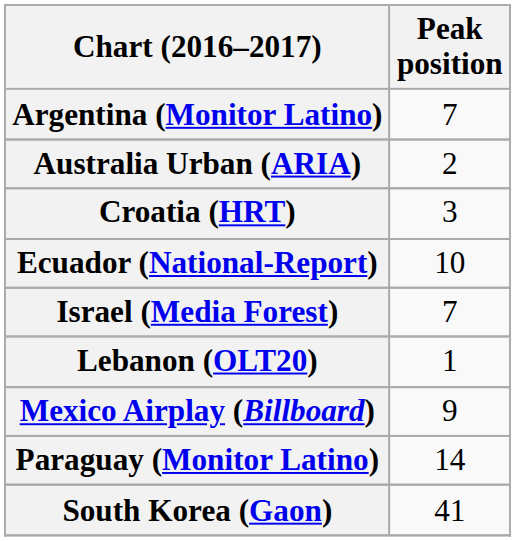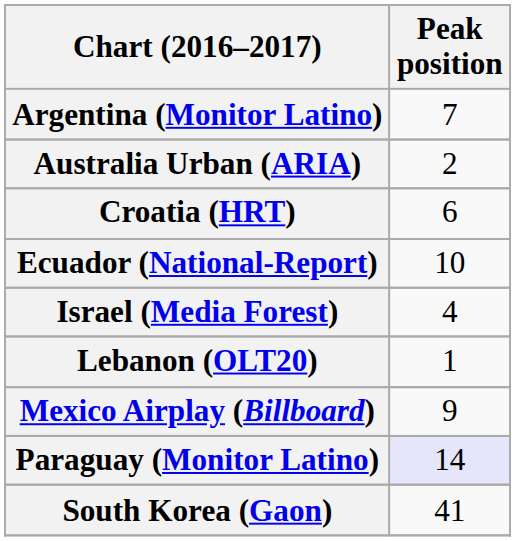(450, 212) 3 -> (450, 212) 6
(450, 311) 7 -> (450, 311) 4
(450, 460) no background -> (450, 460) lavender background
